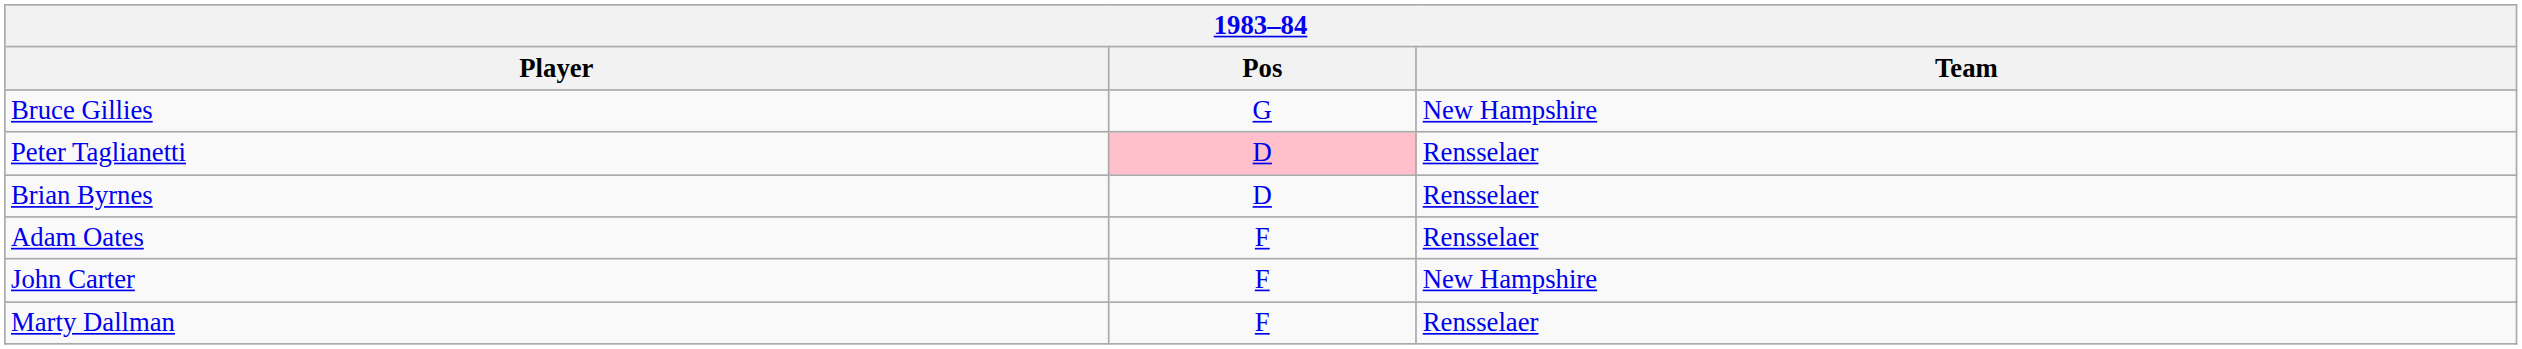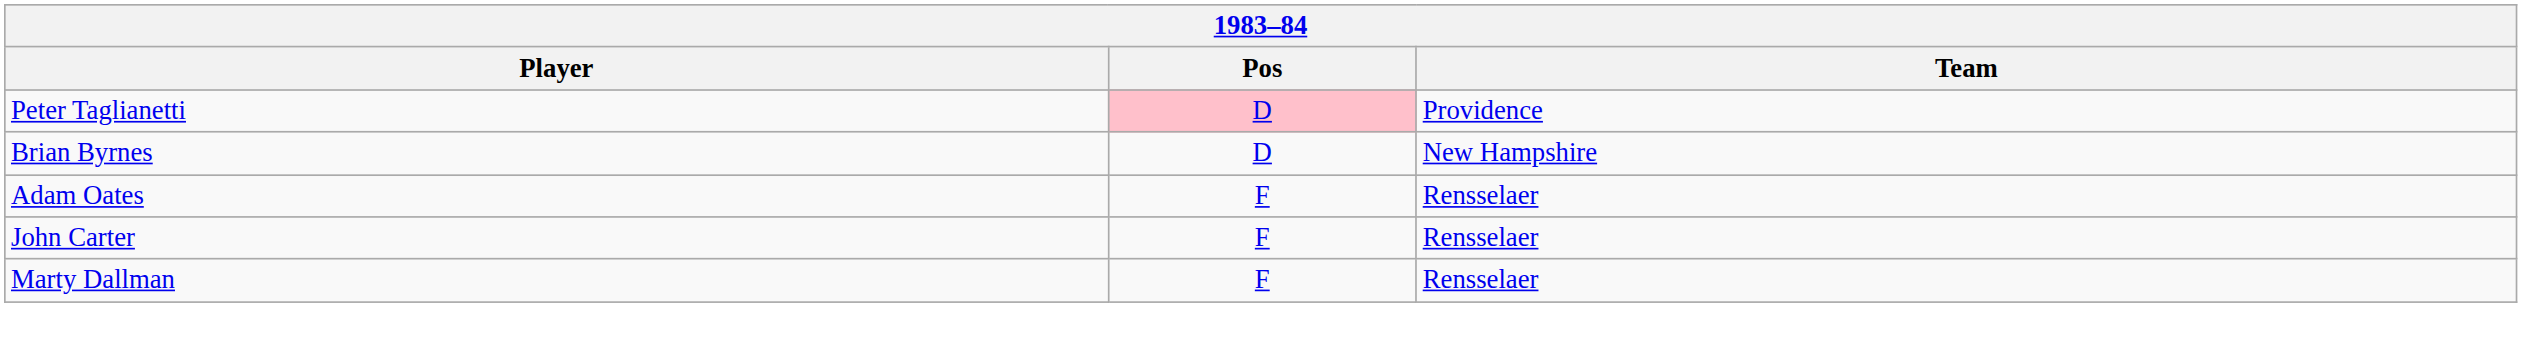- row: (82, 110)
(1481, 152) Rensselaer -> (1483, 110) Providence
(1481, 195) Rensselaer -> (1510, 152) New Hampshire
(1510, 279) New Hampshire -> (1481, 237) Rensselaer
